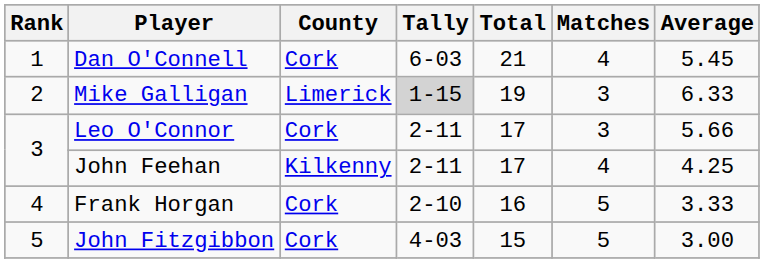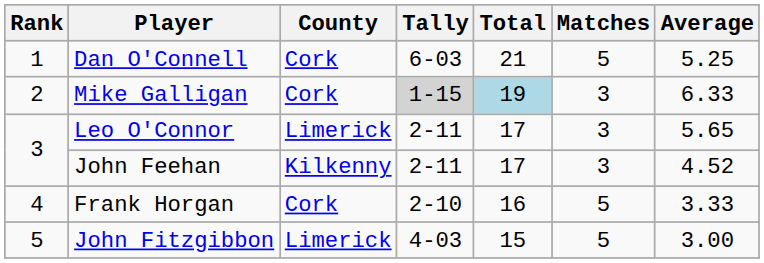(603, 59) 4 -> (603, 59) 5
(707, 59) 5.45 -> (707, 59) 5.25
(338, 95) Limerick -> (312, 95) Cork
(513, 95) no background -> (513, 95) lightblue background
(312, 132) Cork -> (338, 132) Limerick
(707, 132) 5.66 -> (707, 132) 5.65
(603, 168) 4 -> (603, 168) 3
(707, 168) 4.25 -> (707, 168) 4.52
(312, 240) Cork -> (338, 240) Limerick
